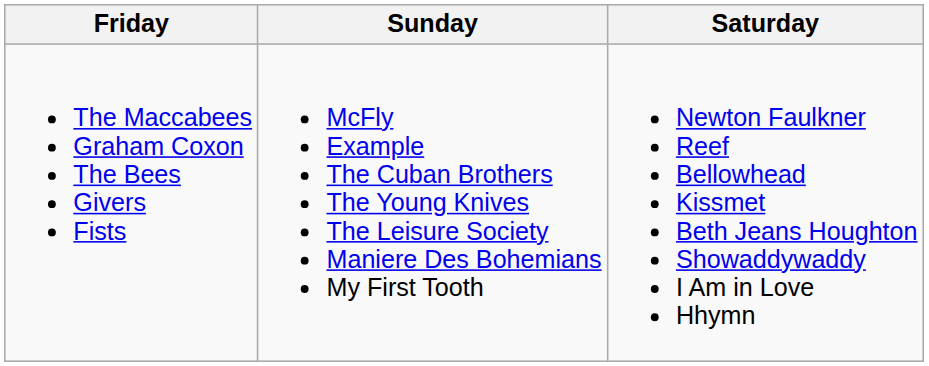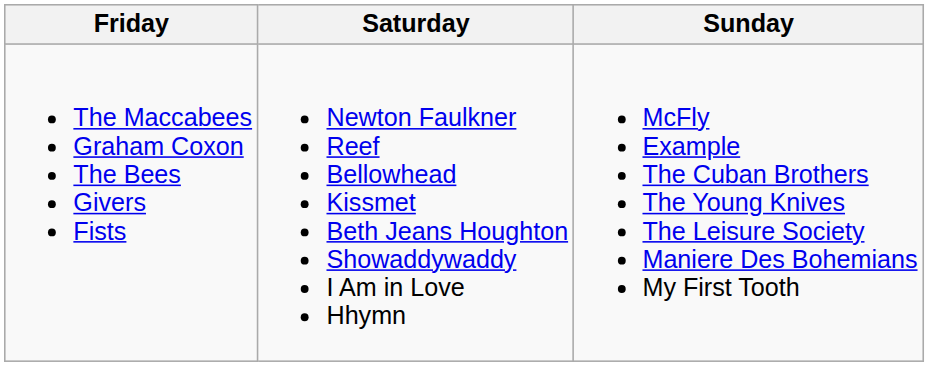columns swapped: (765, 24) <-> (433, 24)
